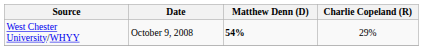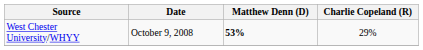(235, 32) 54% -> (235, 32) 53%
